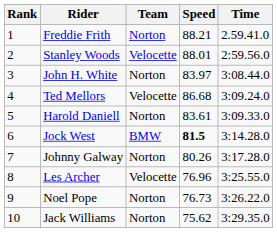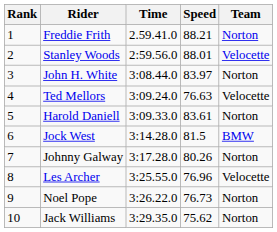columns swapped: (153, 14) <-> (245, 14)
(197, 95) 86.68 -> (198, 95) 76.63
(194, 136) bold -> (194, 136) normal
